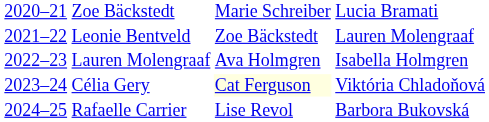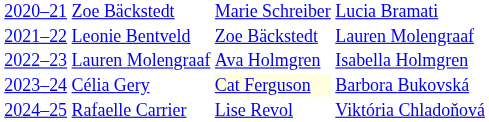(410, 85) Viktória Chladoňová -> (402, 85) Barbora Bukovská
(402, 109) Barbora Bukovská -> (410, 109) Viktória Chladoňová
